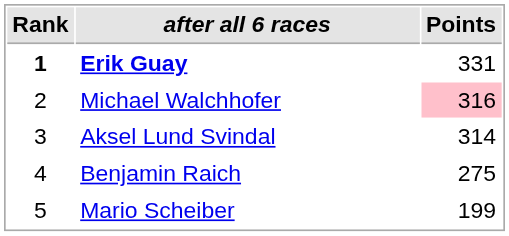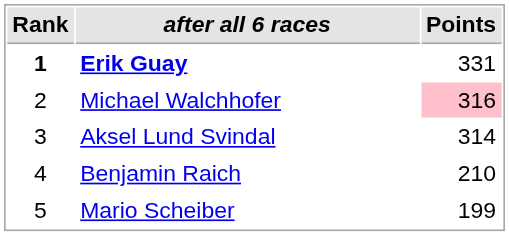(477, 174) 275 -> (477, 174) 210
